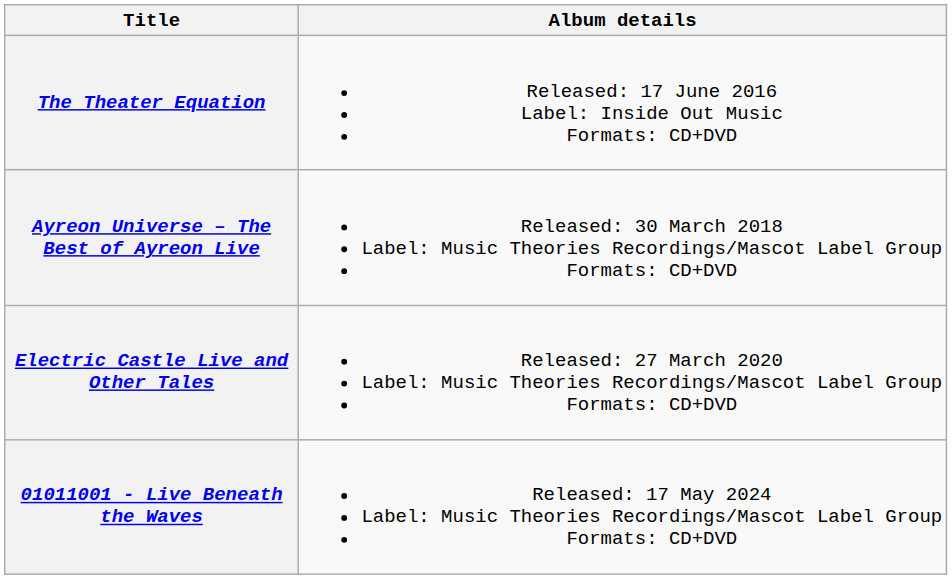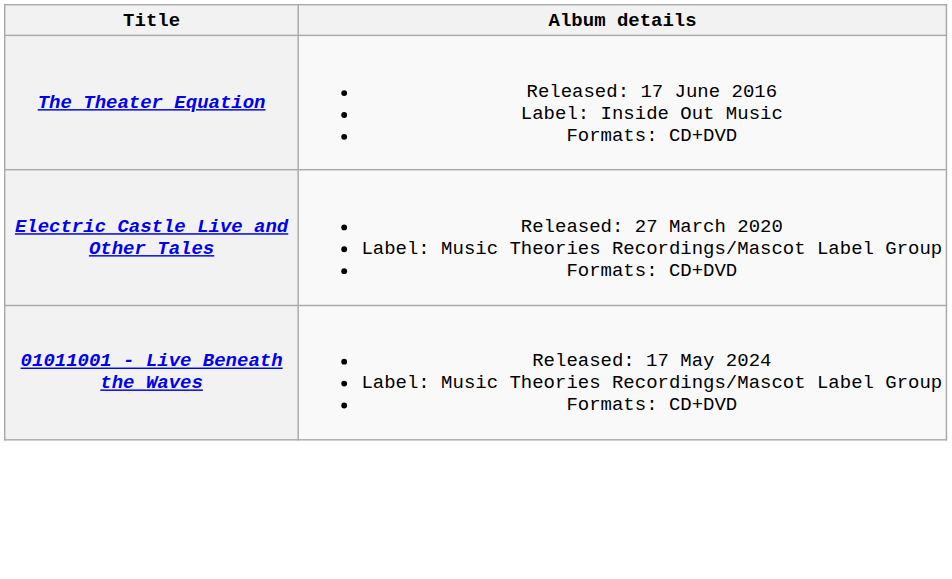- row: (152, 238)
